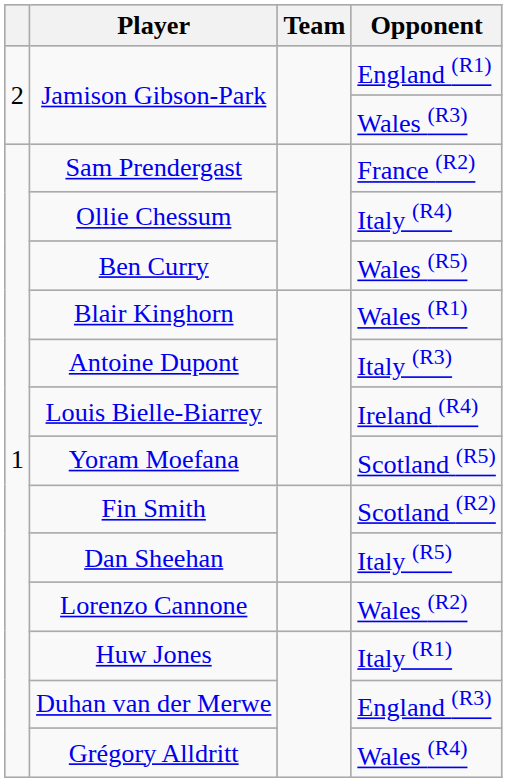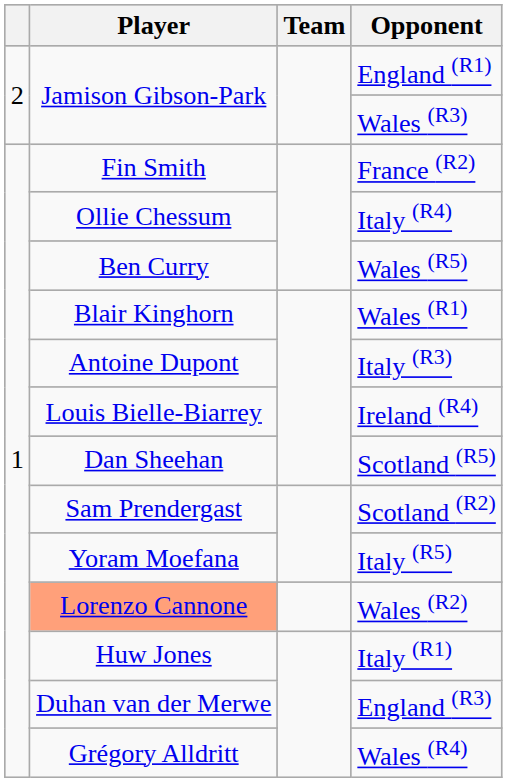(154, 167) Sam Prendergast -> (154, 167) Fin Smith
(154, 460) Yoram Moefana -> (154, 460) Dan Sheehan
(154, 508) Fin Smith -> (154, 508) Sam Prendergast
(154, 557) Dan Sheehan -> (154, 557) Yoram Moefana
(154, 606) no background -> (154, 606) lightsalmon background
